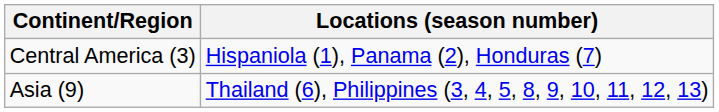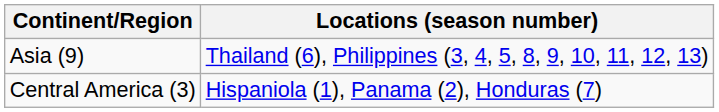rows swapped: (47, 90) <-> (103, 55)
